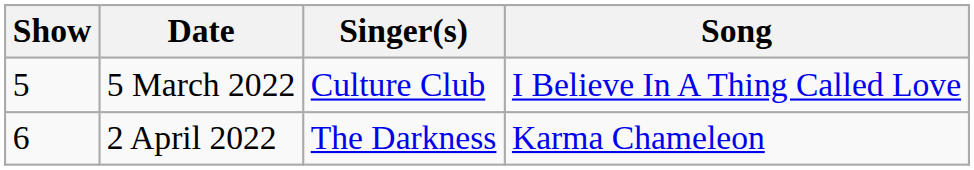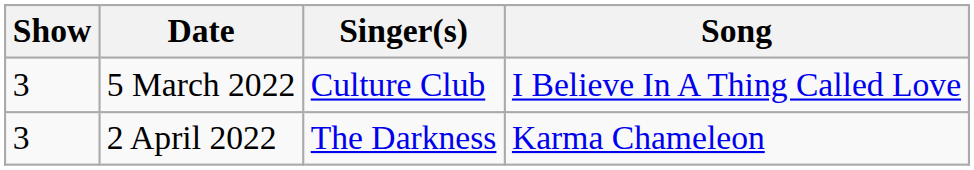(21, 84) 5 -> (21, 84) 3
(21, 137) 6 -> (21, 137) 3
